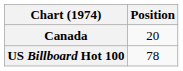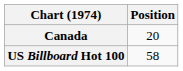(153, 55) 78 -> (153, 55) 58
